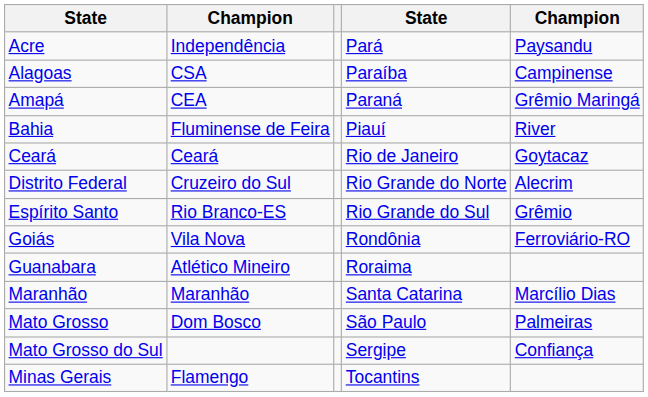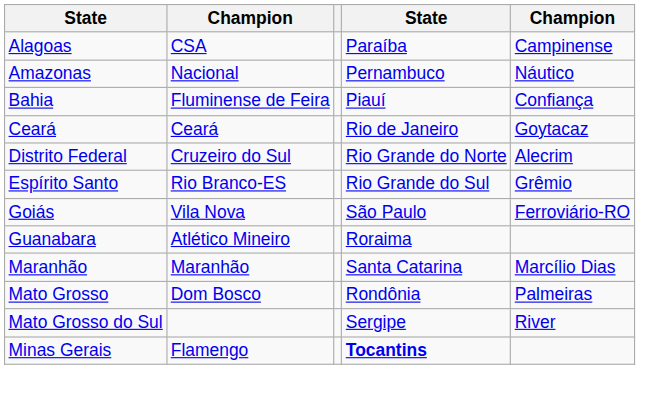- row: (26, 45)
- row: (36, 101)
+ row: (50, 73)
(535, 128) River -> (554, 101) Confiança
(383, 239) Rondônia -> (386, 211) São Paulo
(386, 322) São Paulo -> (383, 294) Rondônia
(554, 350) Confiança -> (535, 322) River
(383, 377) normal -> (386, 350) bold
